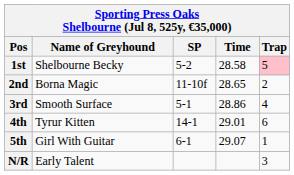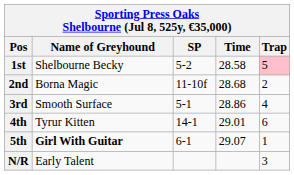(232, 84) 28.65 -> (232, 84) 28.68
(75, 141) normal -> (79, 141) bold
